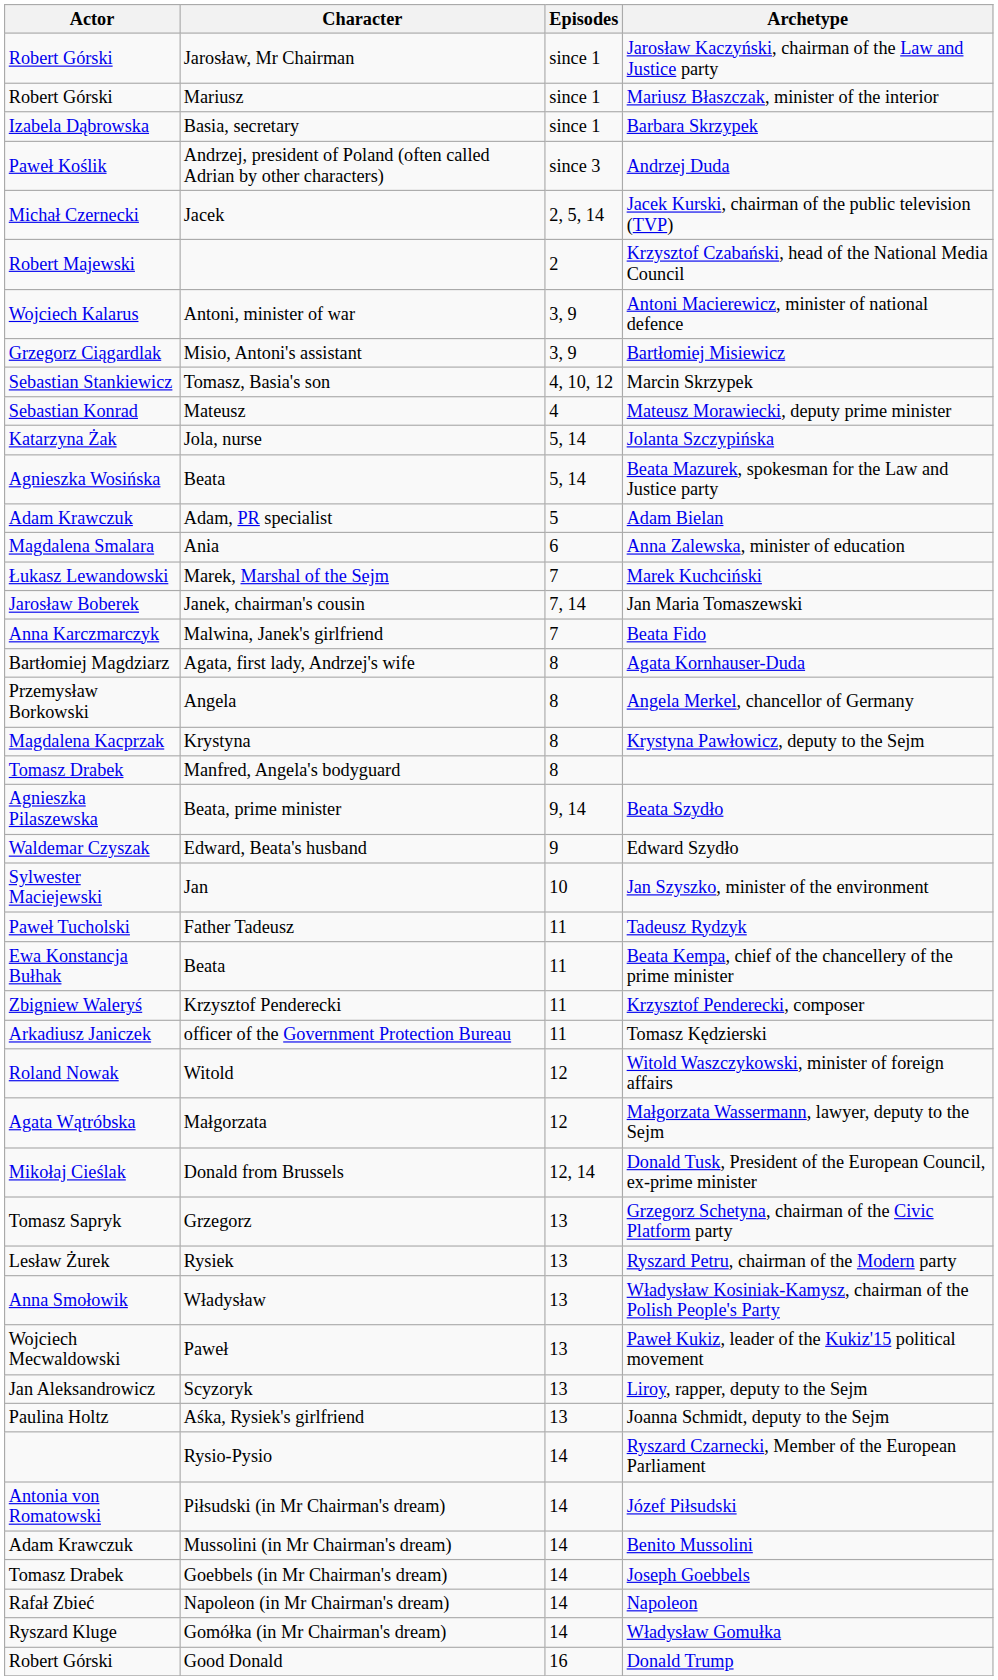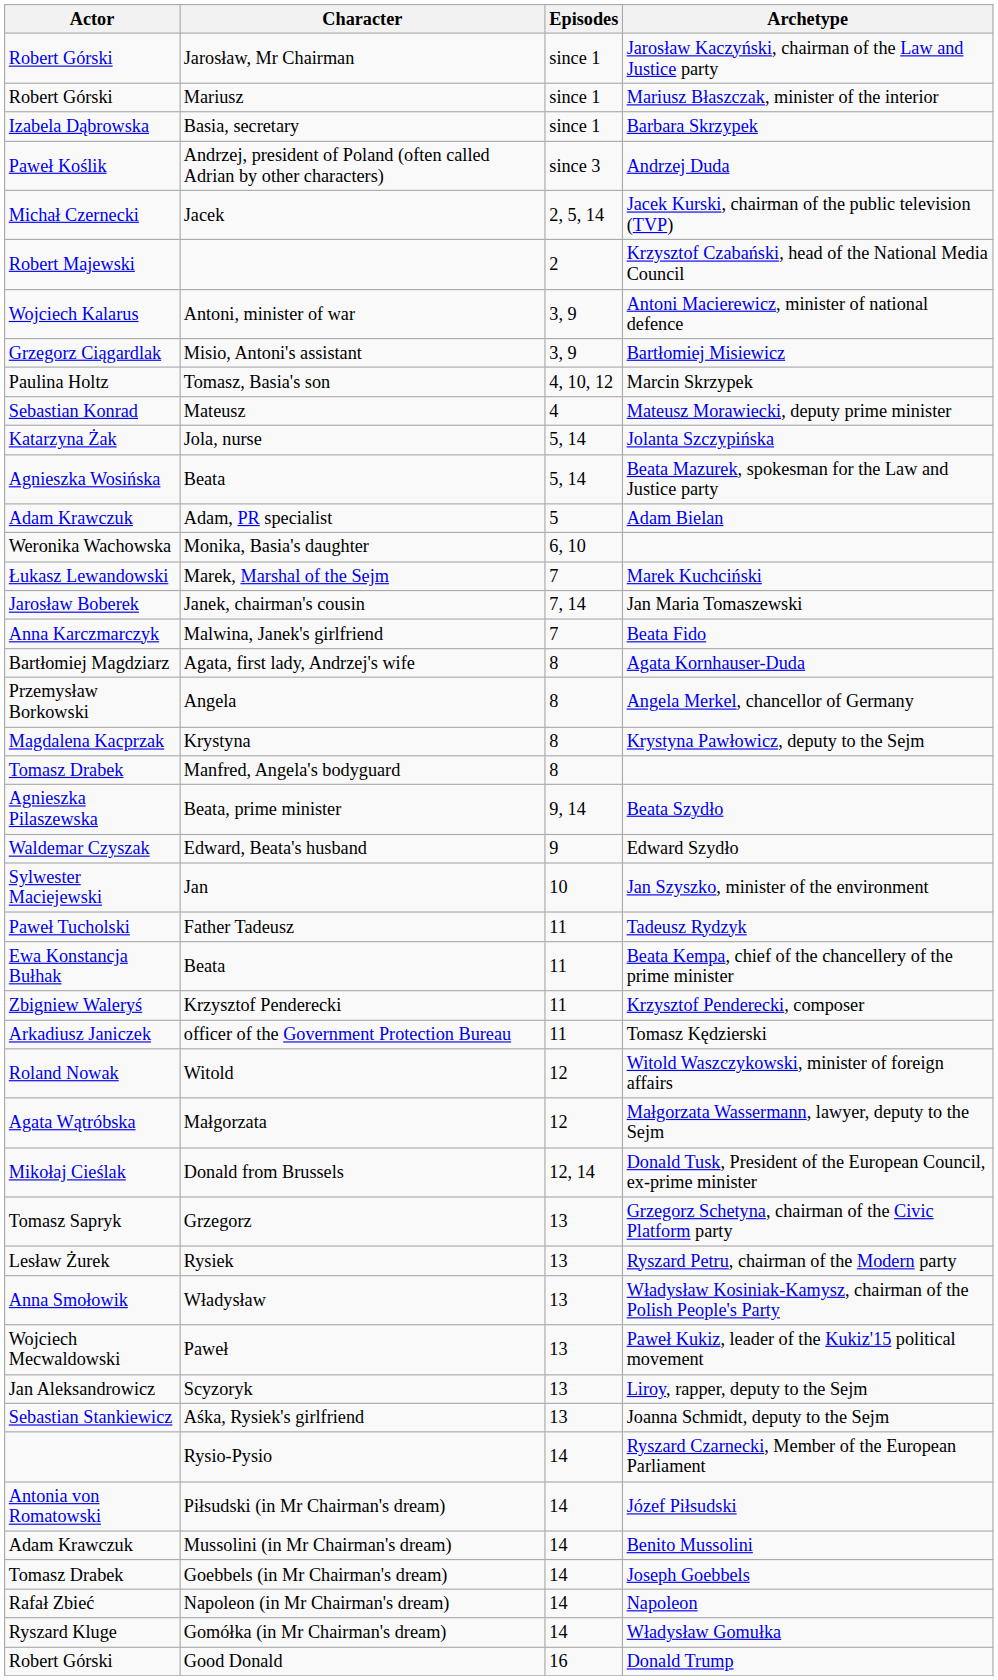(91, 381) Sebastian Stankiewicz -> (59, 381) Paulina Holtz
- row: (201, 547)
+ row: (276, 547)
(59, 1417) Paulina Holtz -> (91, 1417) Sebastian Stankiewicz
